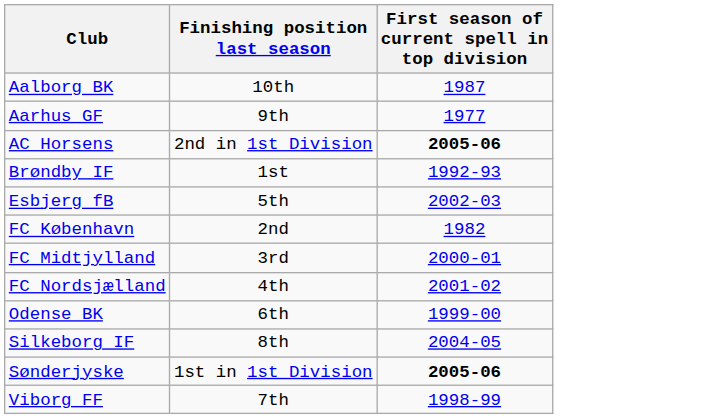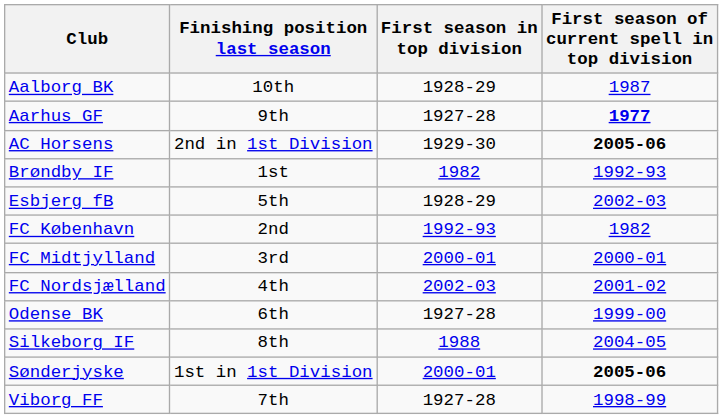+ column: (459, 39)
(464, 116) normal -> (630, 116) bold
